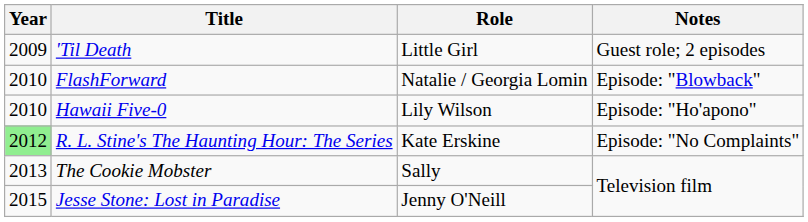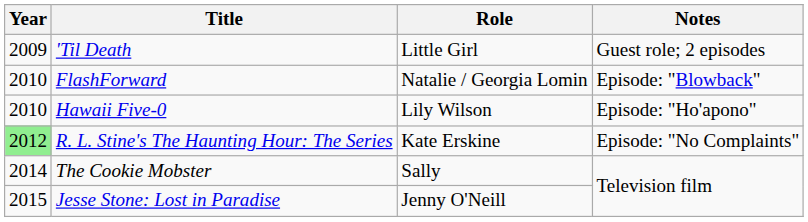(28, 170) 2013 -> (28, 170) 2014
